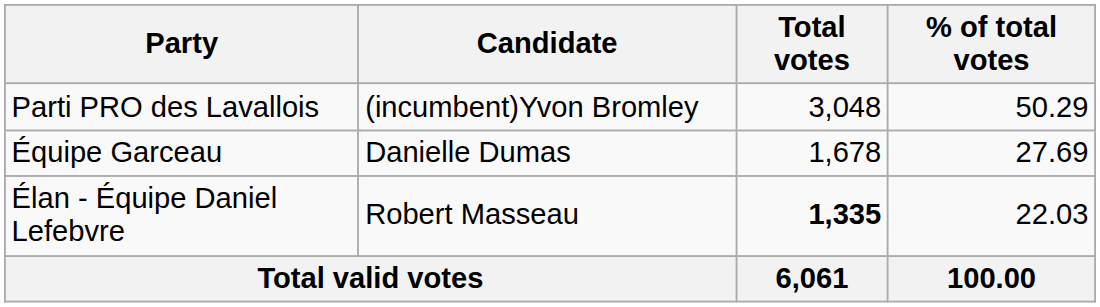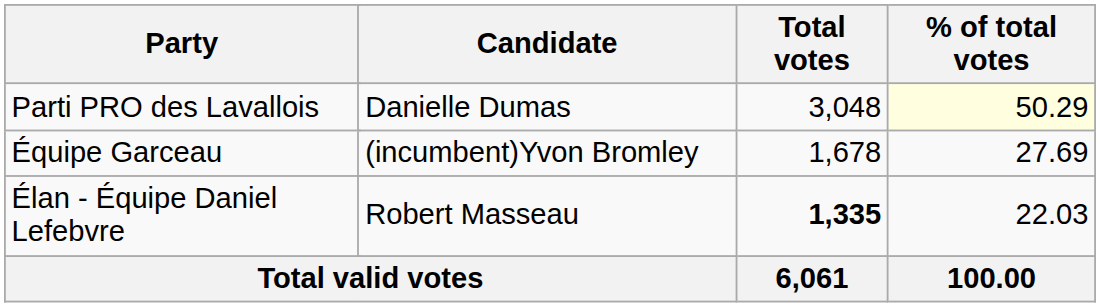(532, 106) (incumbent)Yvon Bromley -> (468, 106) Danielle Dumas
(1052, 106) no background -> (1052, 106) lightyellow background
(468, 152) Danielle Dumas -> (532, 152) (incumbent)Yvon Bromley
